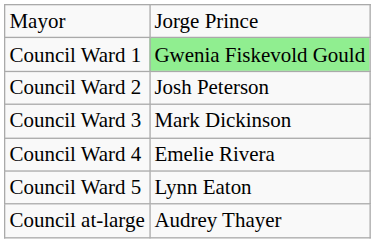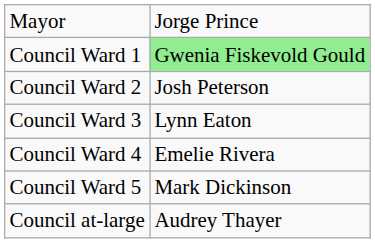(223, 120) Mark Dickinson -> (203, 120) Lynn Eaton
(203, 187) Lynn Eaton -> (223, 187) Mark Dickinson
